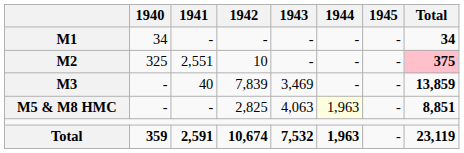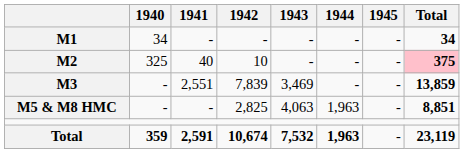(197, 61) 2,551 -> (206, 61) 40
(206, 84) 40 -> (197, 84) 2,551
(343, 107) lightyellow background -> (343, 107) no background
